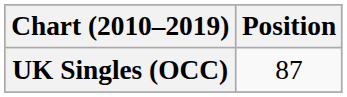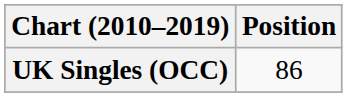(289, 69) 87 -> (289, 69) 86
